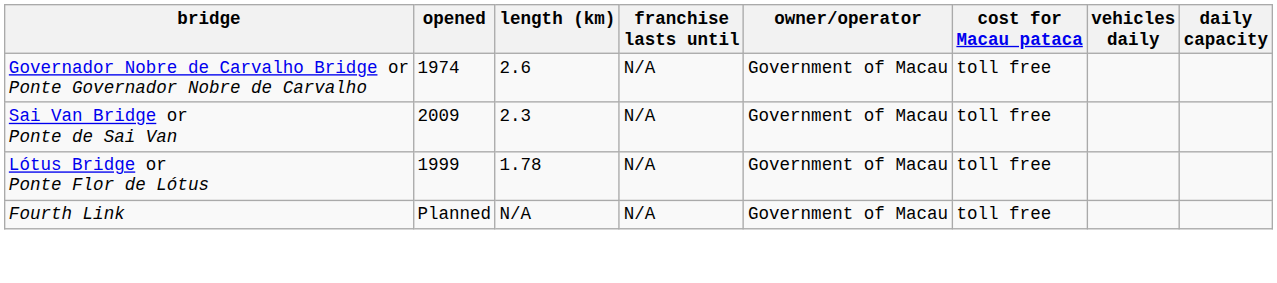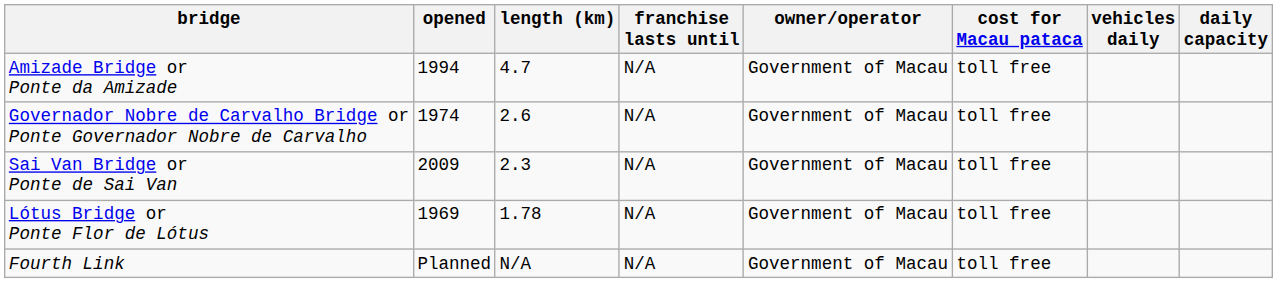+ row: (98, 78)
(438, 166) 1999 -> (438, 214) 1969
